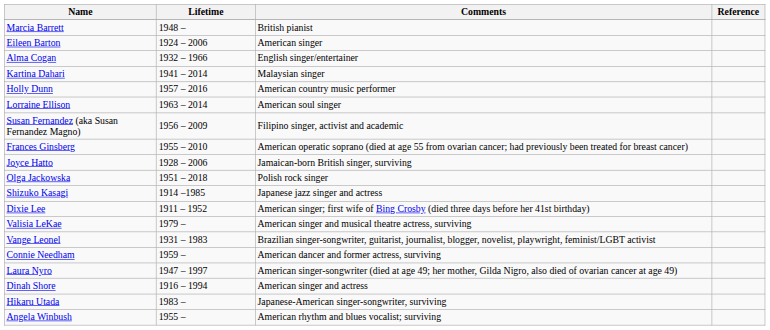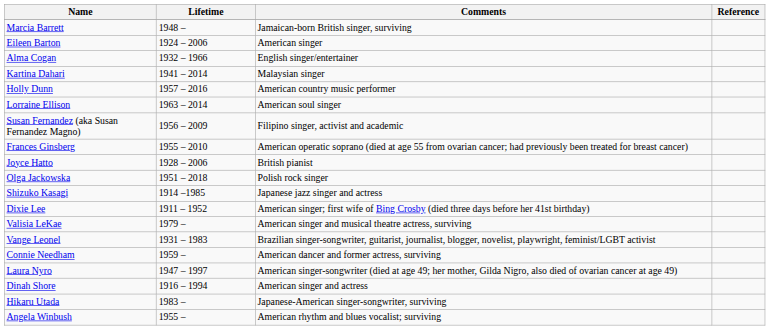(285, 27) British pianist -> (335, 27) Jamaican-born British singer, surviving
(335, 162) Jamaican-born British singer, surviving -> (285, 162) British pianist
